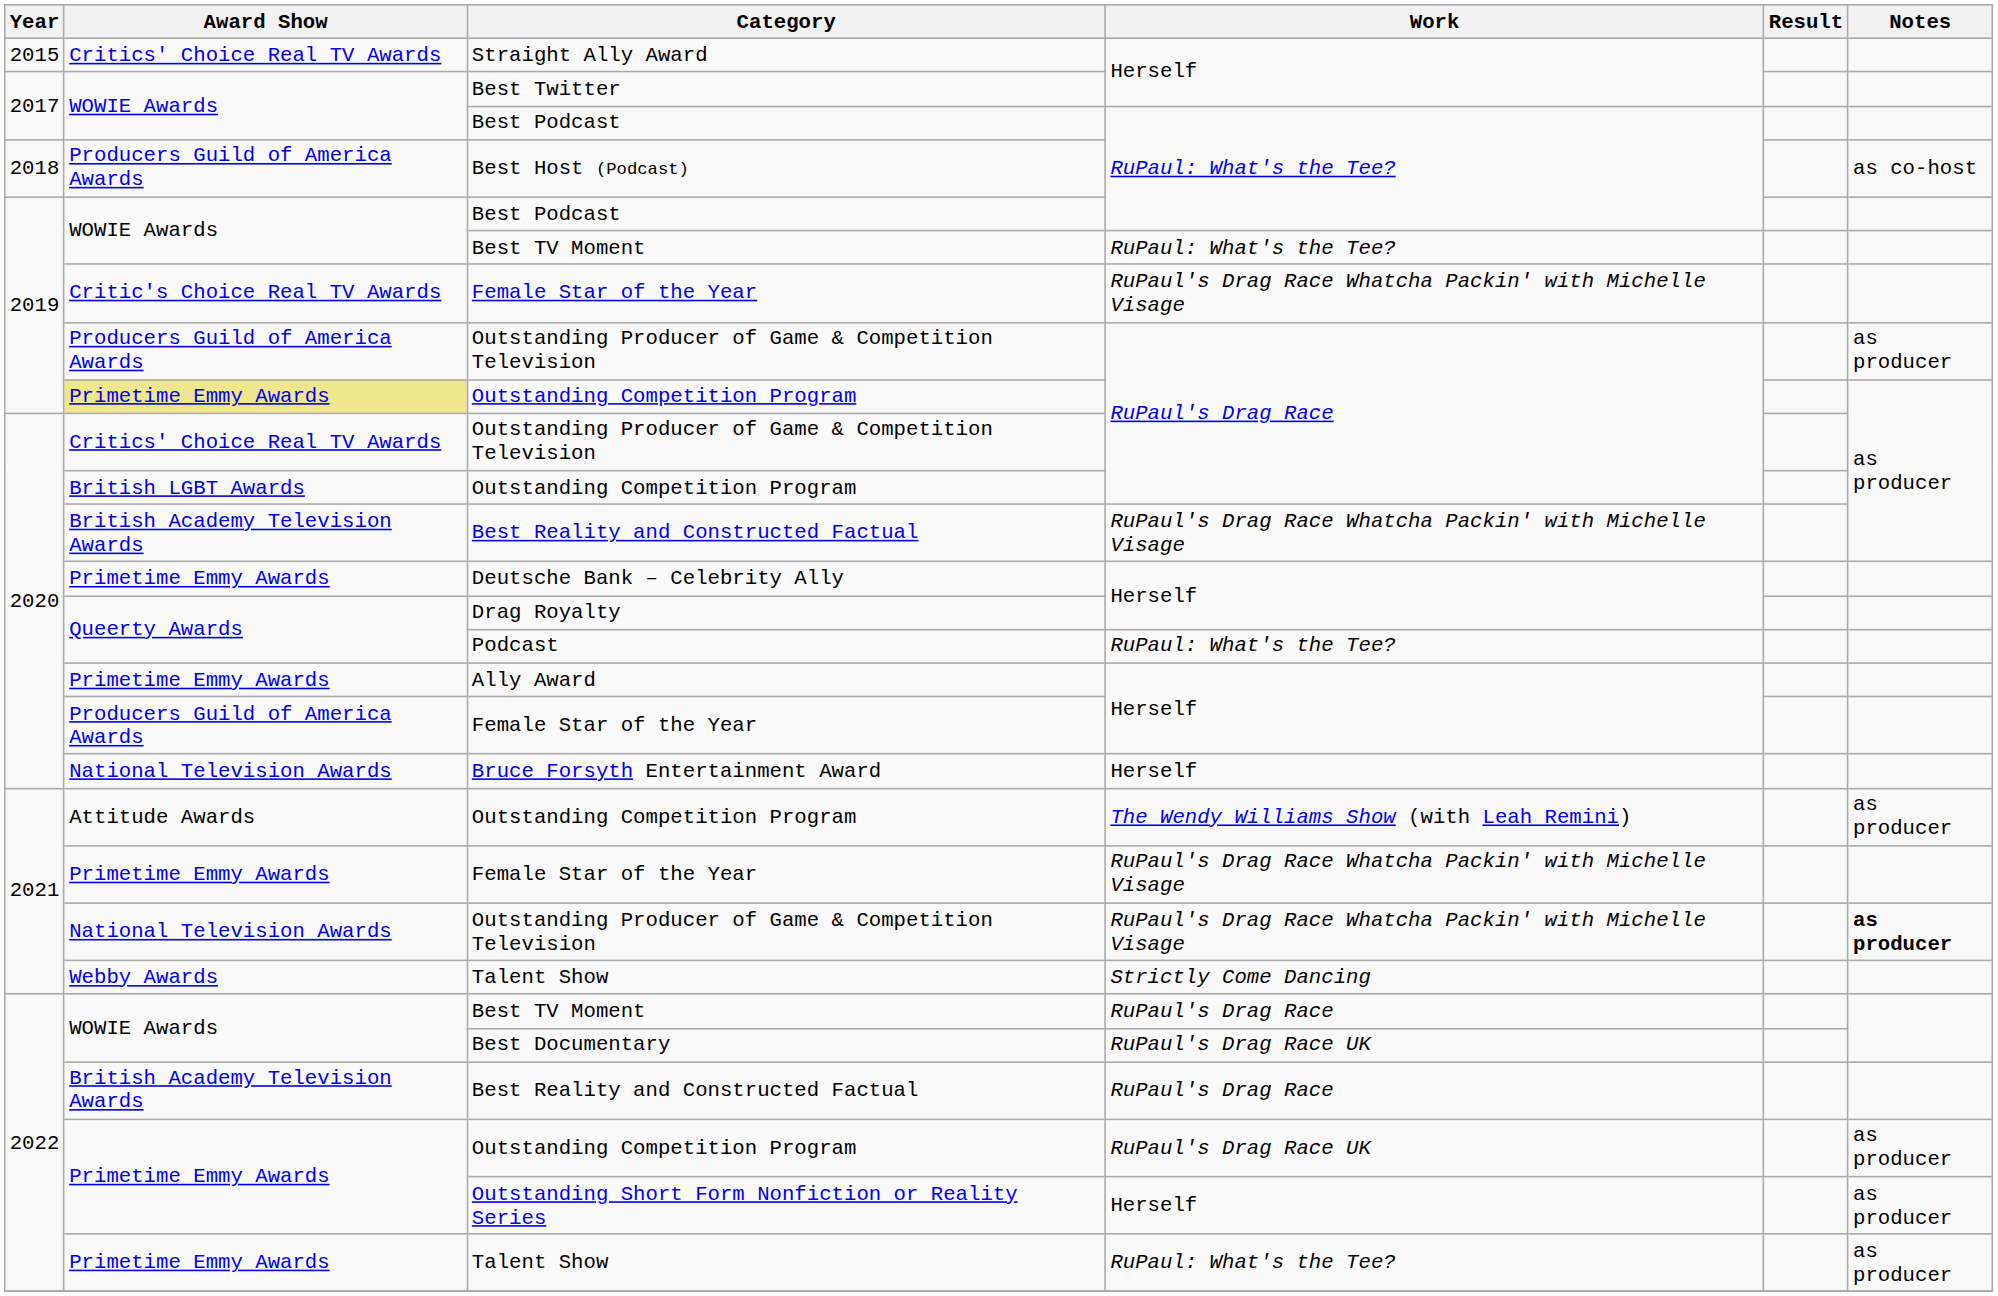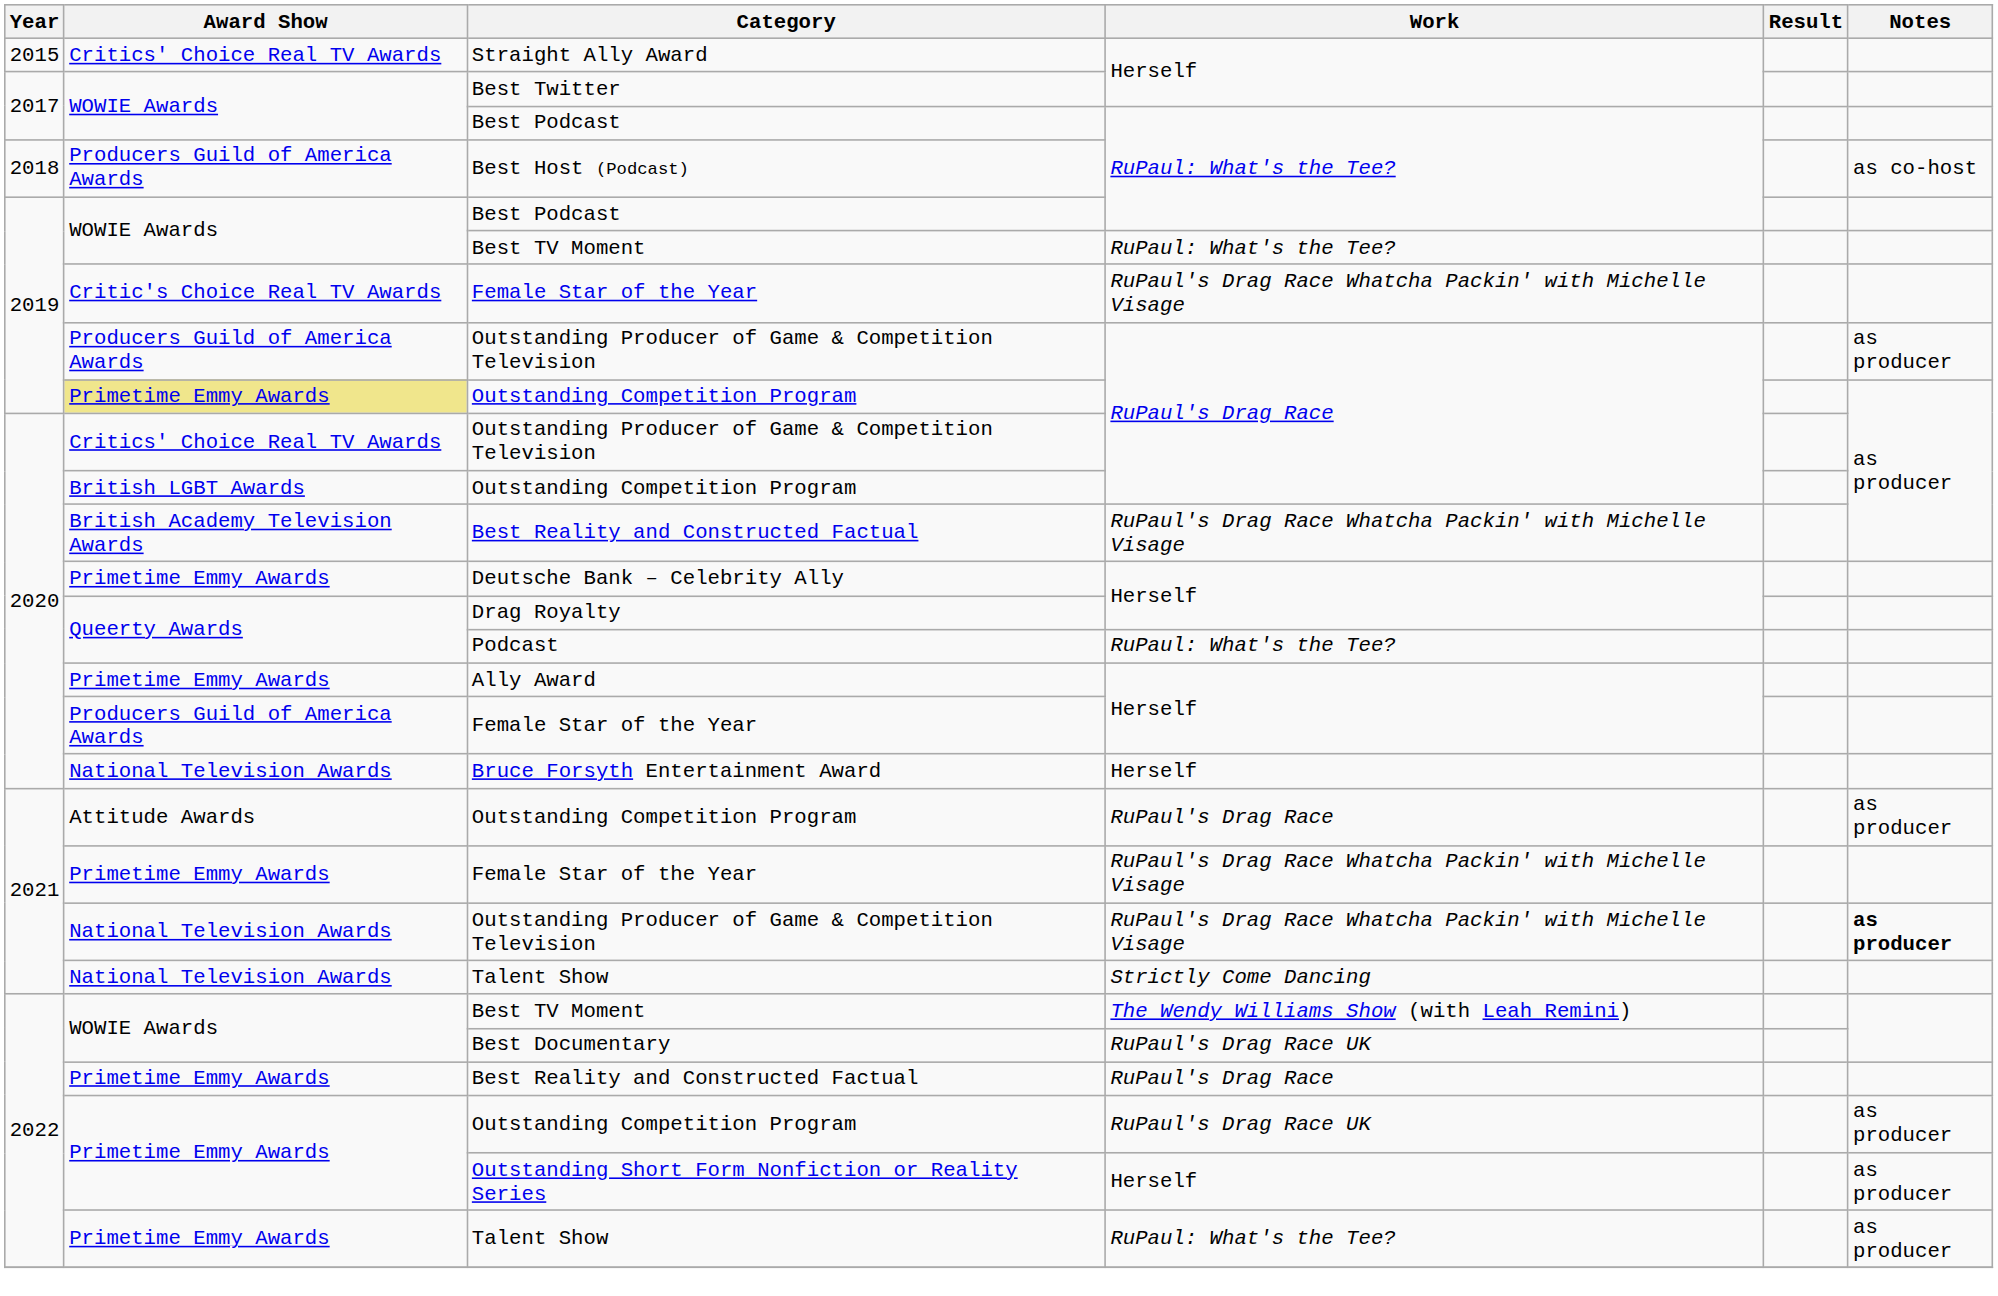(1371, 817) The Wendy Williams Show (with Leah Remini) -> (1222, 817) RuPaul's Drag Race
(144, 977) Webby Awards -> (230, 977) National Television Awards
(1222, 1011) RuPaul's Drag Race -> (1371, 1011) The Wendy Williams Show (with Leah Remini)
(230, 1090) British Academy Television Awards -> (199, 1078) Primetime Emmy Awards
